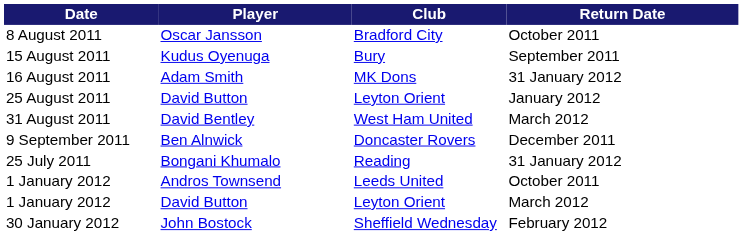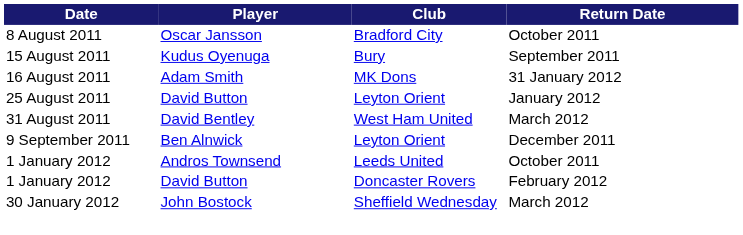(415, 139) Doncaster Rovers -> (399, 139) Leyton Orient
- row: (48, 160)
(399, 202) Leyton Orient -> (415, 181) Doncaster Rovers
(549, 202) March 2012 -> (558, 181) February 2012
(558, 223) February 2012 -> (549, 202) March 2012
